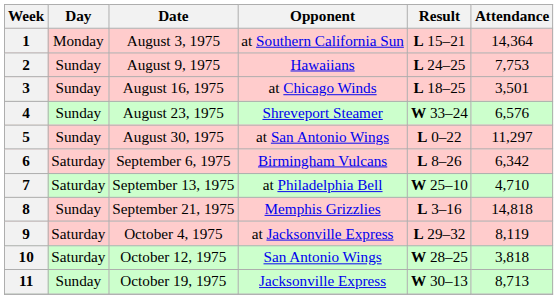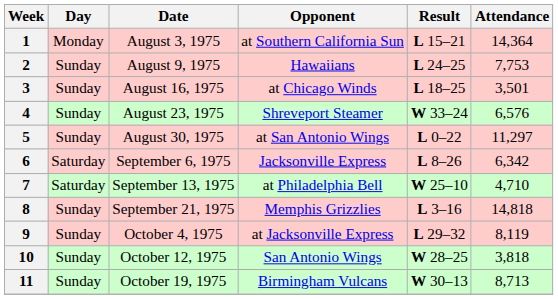(323, 161) Birmingham Vulcans -> (323, 161) Jacksonville Express
(78, 233) Saturday -> (78, 233) Sunday
(78, 257) Saturday -> (78, 257) Sunday
(323, 281) Jacksonville Express -> (323, 281) Birmingham Vulcans
